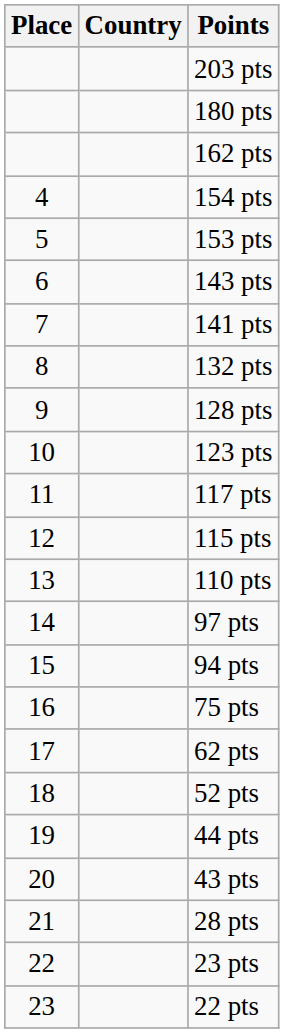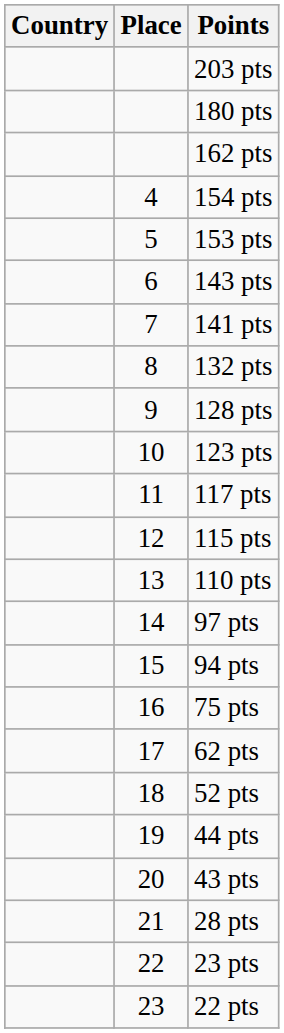columns swapped: (42, 25) <-> (133, 25)
